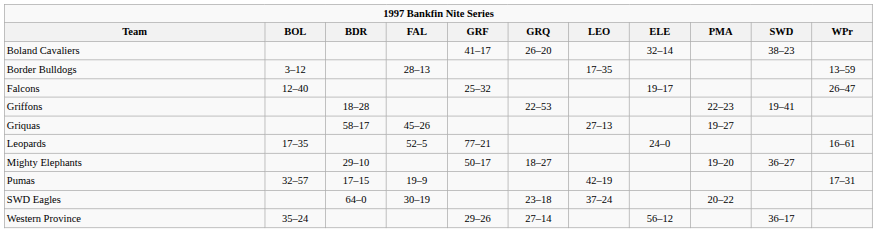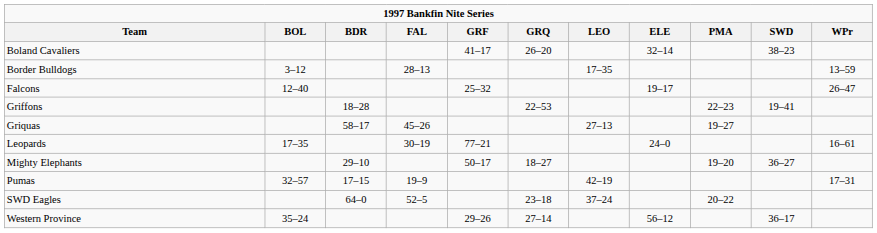(417, 144) 52–5 -> (417, 144) 30–19
(417, 200) 30–19 -> (417, 200) 52–5
